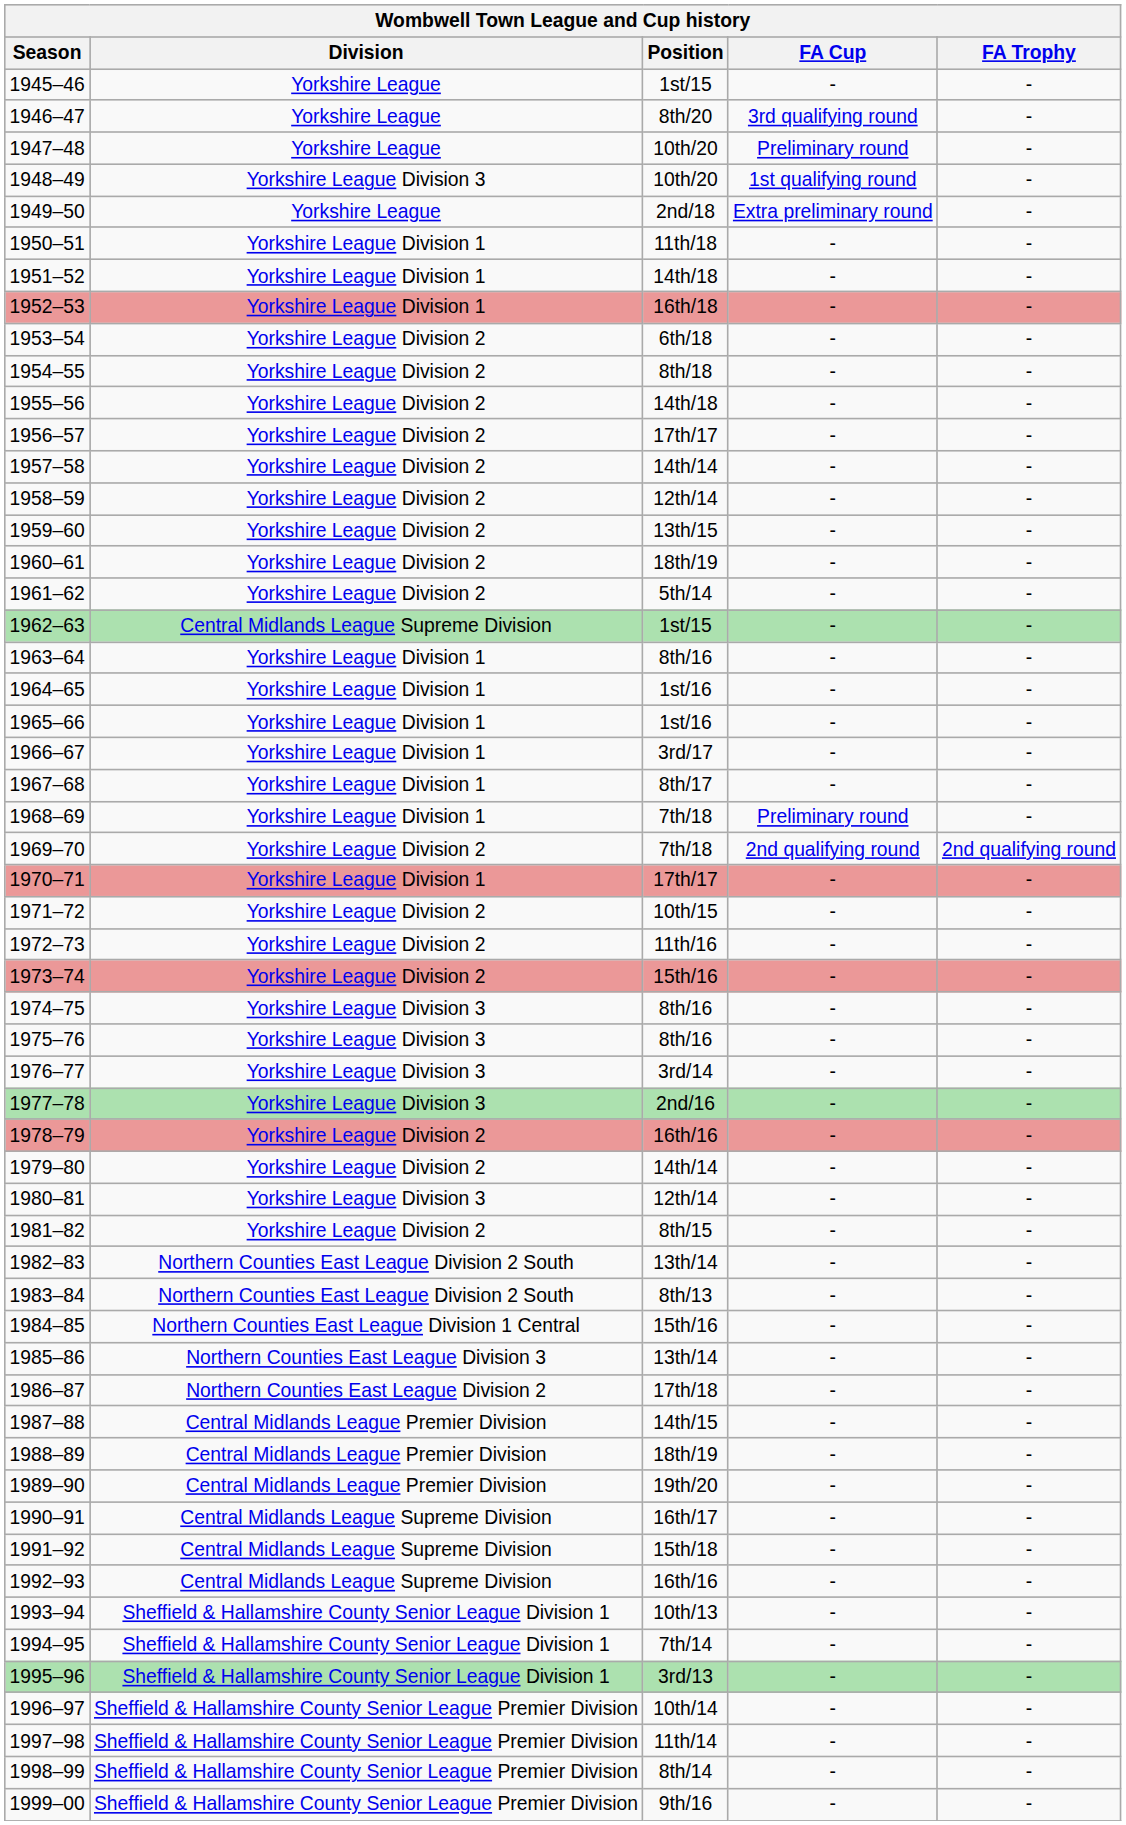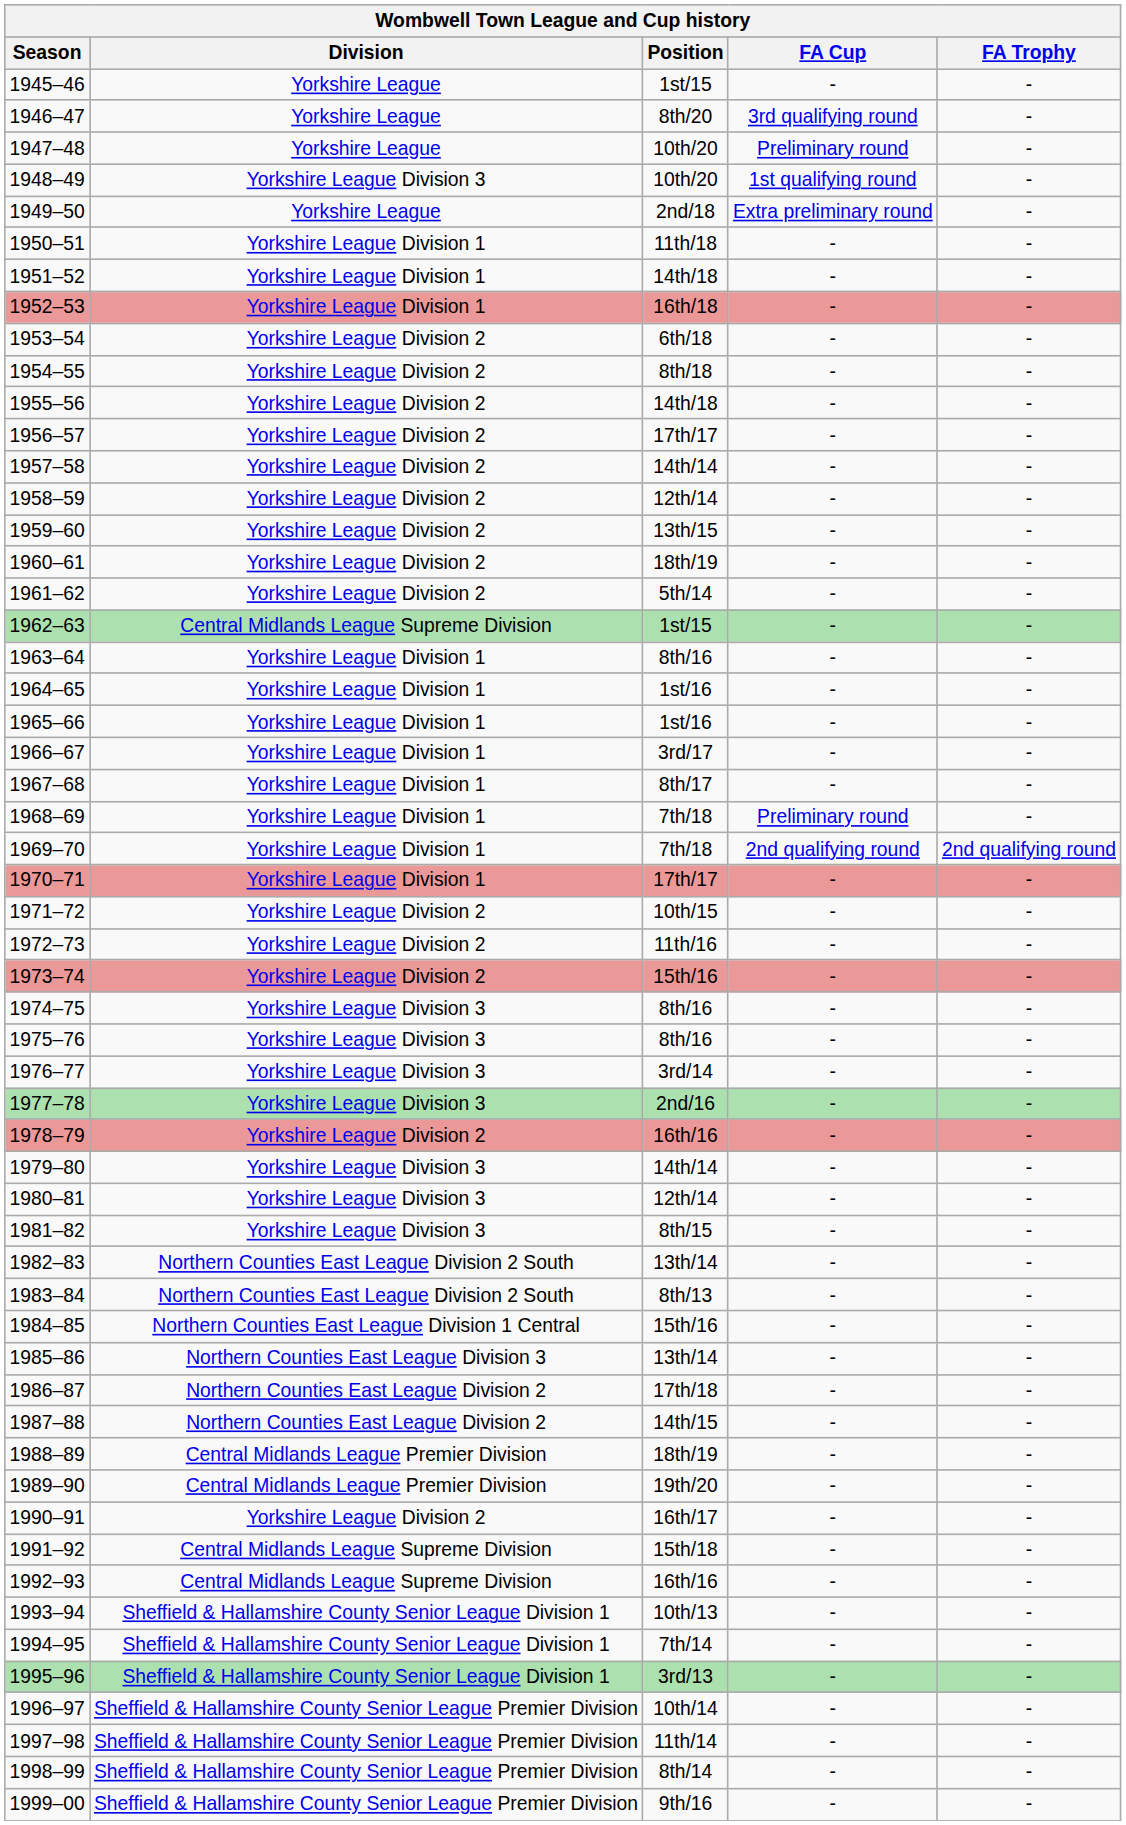(366, 849) Yorkshire League Division 2 -> (366, 849) Yorkshire League Division 1
(366, 1167) Yorkshire League Division 2 -> (366, 1167) Yorkshire League Division 3
(366, 1231) Yorkshire League Division 2 -> (366, 1231) Yorkshire League Division 3
(366, 1422) Central Midlands League Premier Division -> (366, 1422) Northern Counties East League Division 2
(366, 1518) Central Midlands League Supreme Division -> (366, 1518) Yorkshire League Division 2
